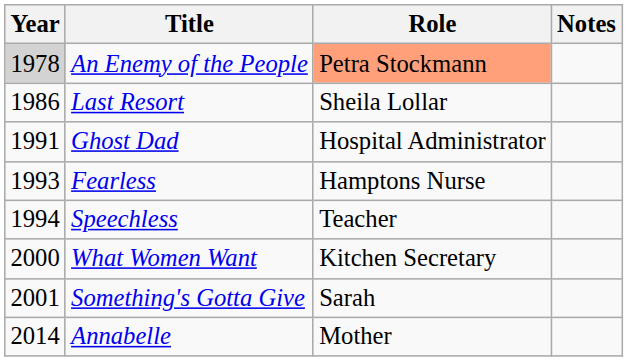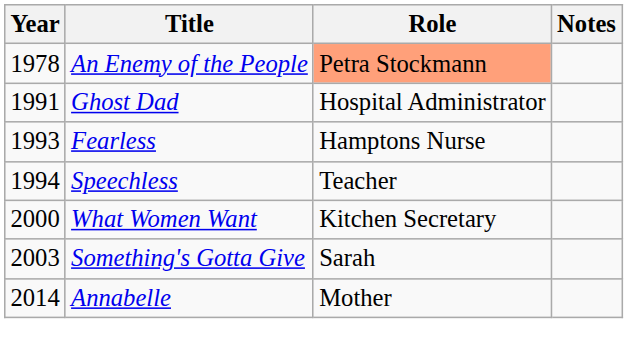(35, 63) lightgrey background -> (35, 63) no background
- row: (128, 102)
(35, 297) 2001 -> (35, 258) 2003
